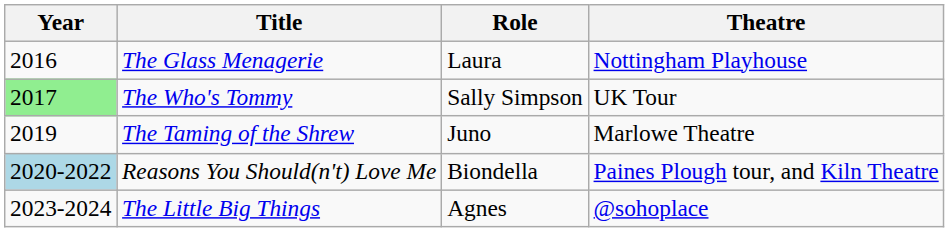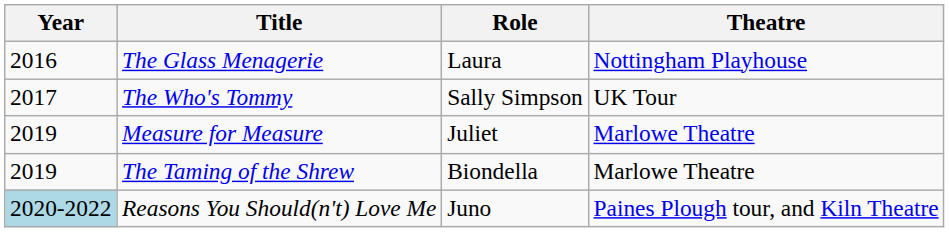(33, 97) lightgreen background -> (33, 97) no background
+ row: (222, 134)
(469, 134) Juno -> (493, 171) Biondella
(493, 171) Biondella -> (469, 208) Juno
- row: (221, 208)
